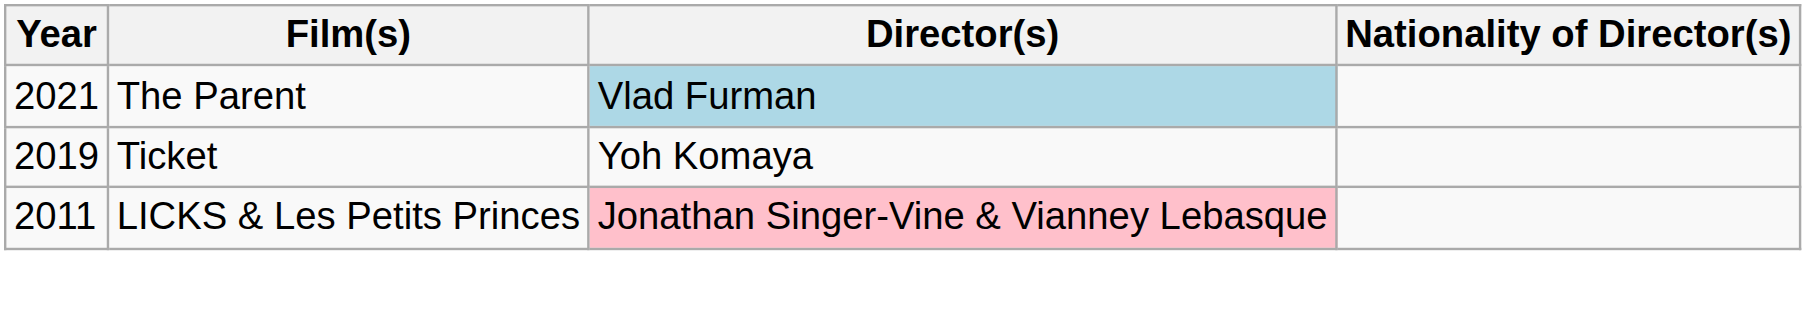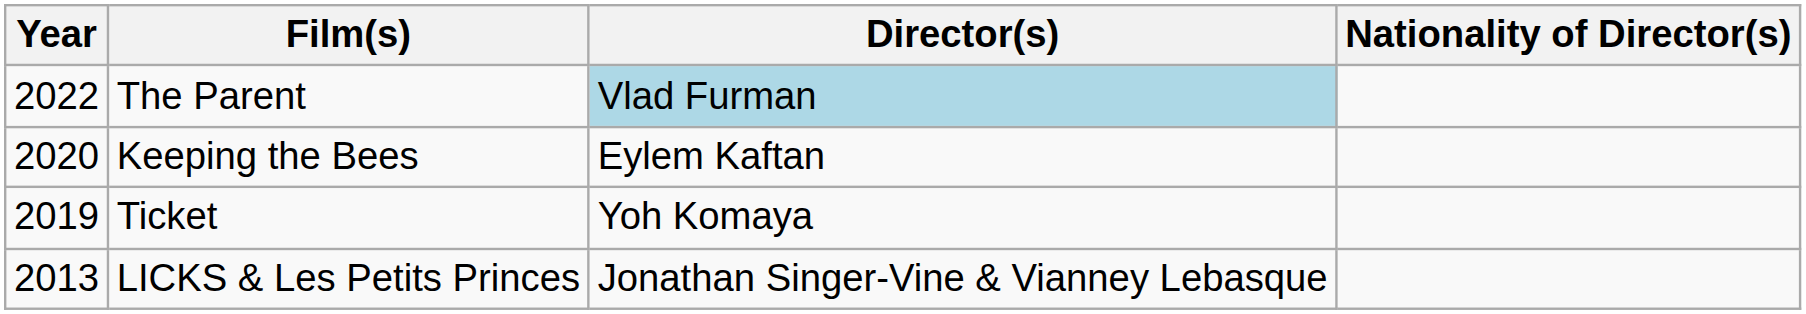(57, 95) 2021 -> (57, 95) 2022
+ row: (268, 156)
(55, 216) 2011 -> (57, 277) 2013
(963, 216) pink background -> (963, 277) no background
